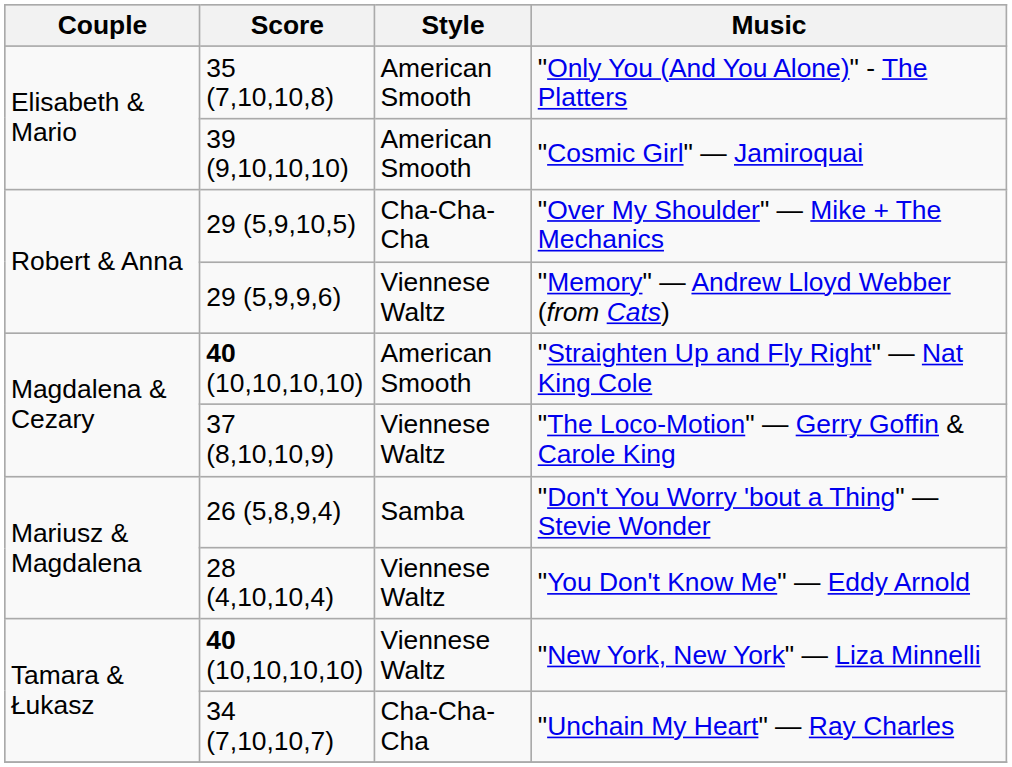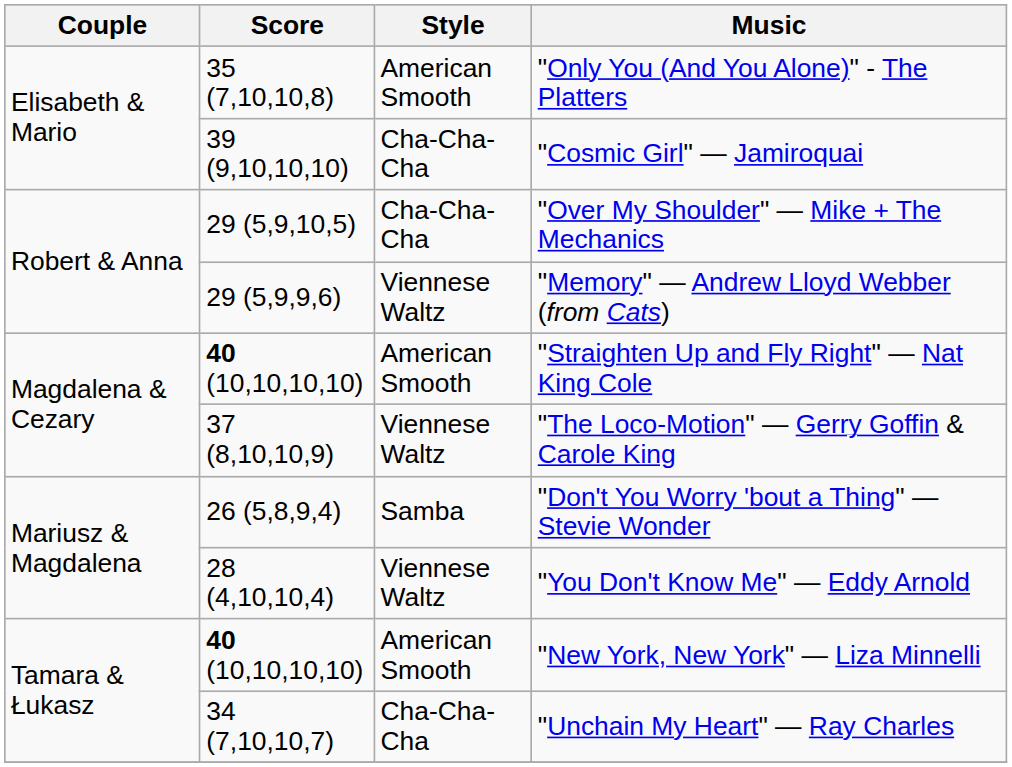(436, 153) American Smooth -> (438, 153) Cha-Cha-Cha
(435, 654) Viennese Waltz -> (436, 654) American Smooth
